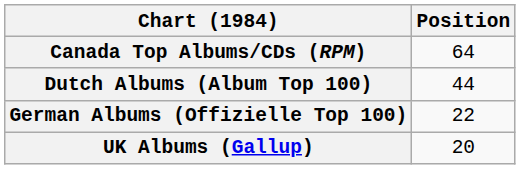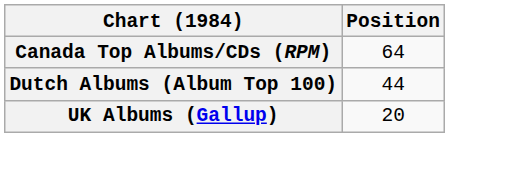- row: (208, 116)
